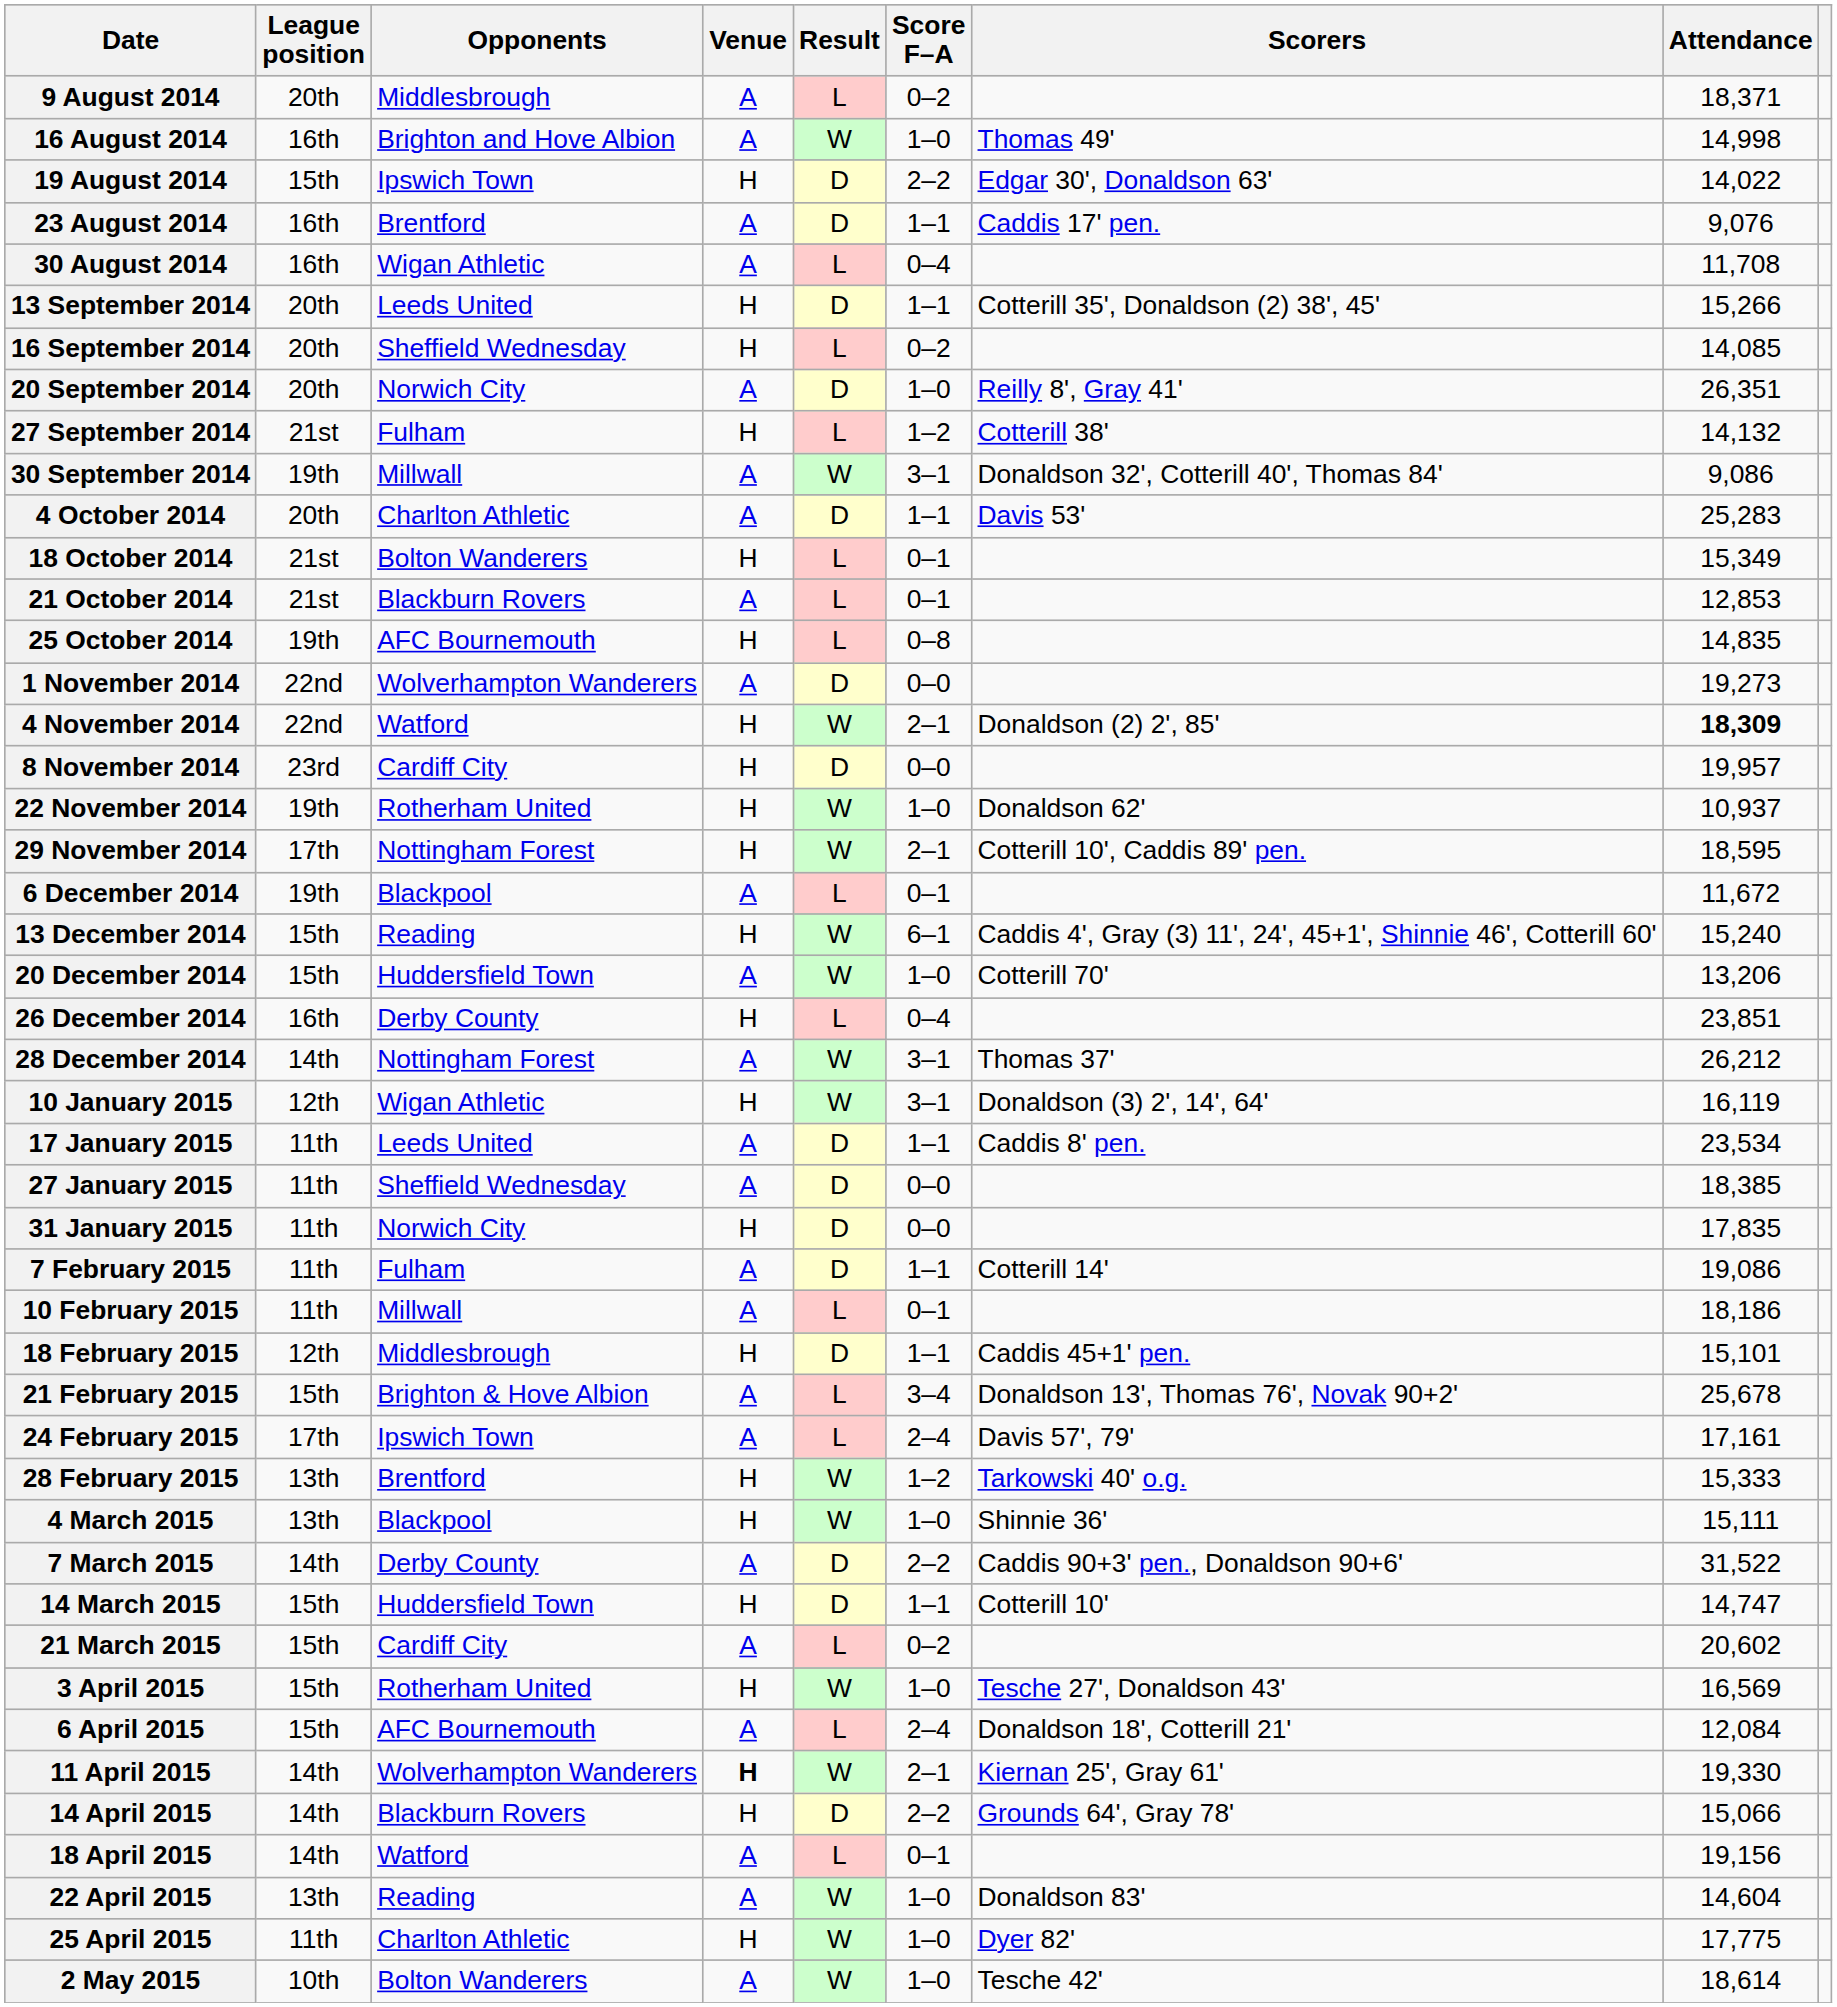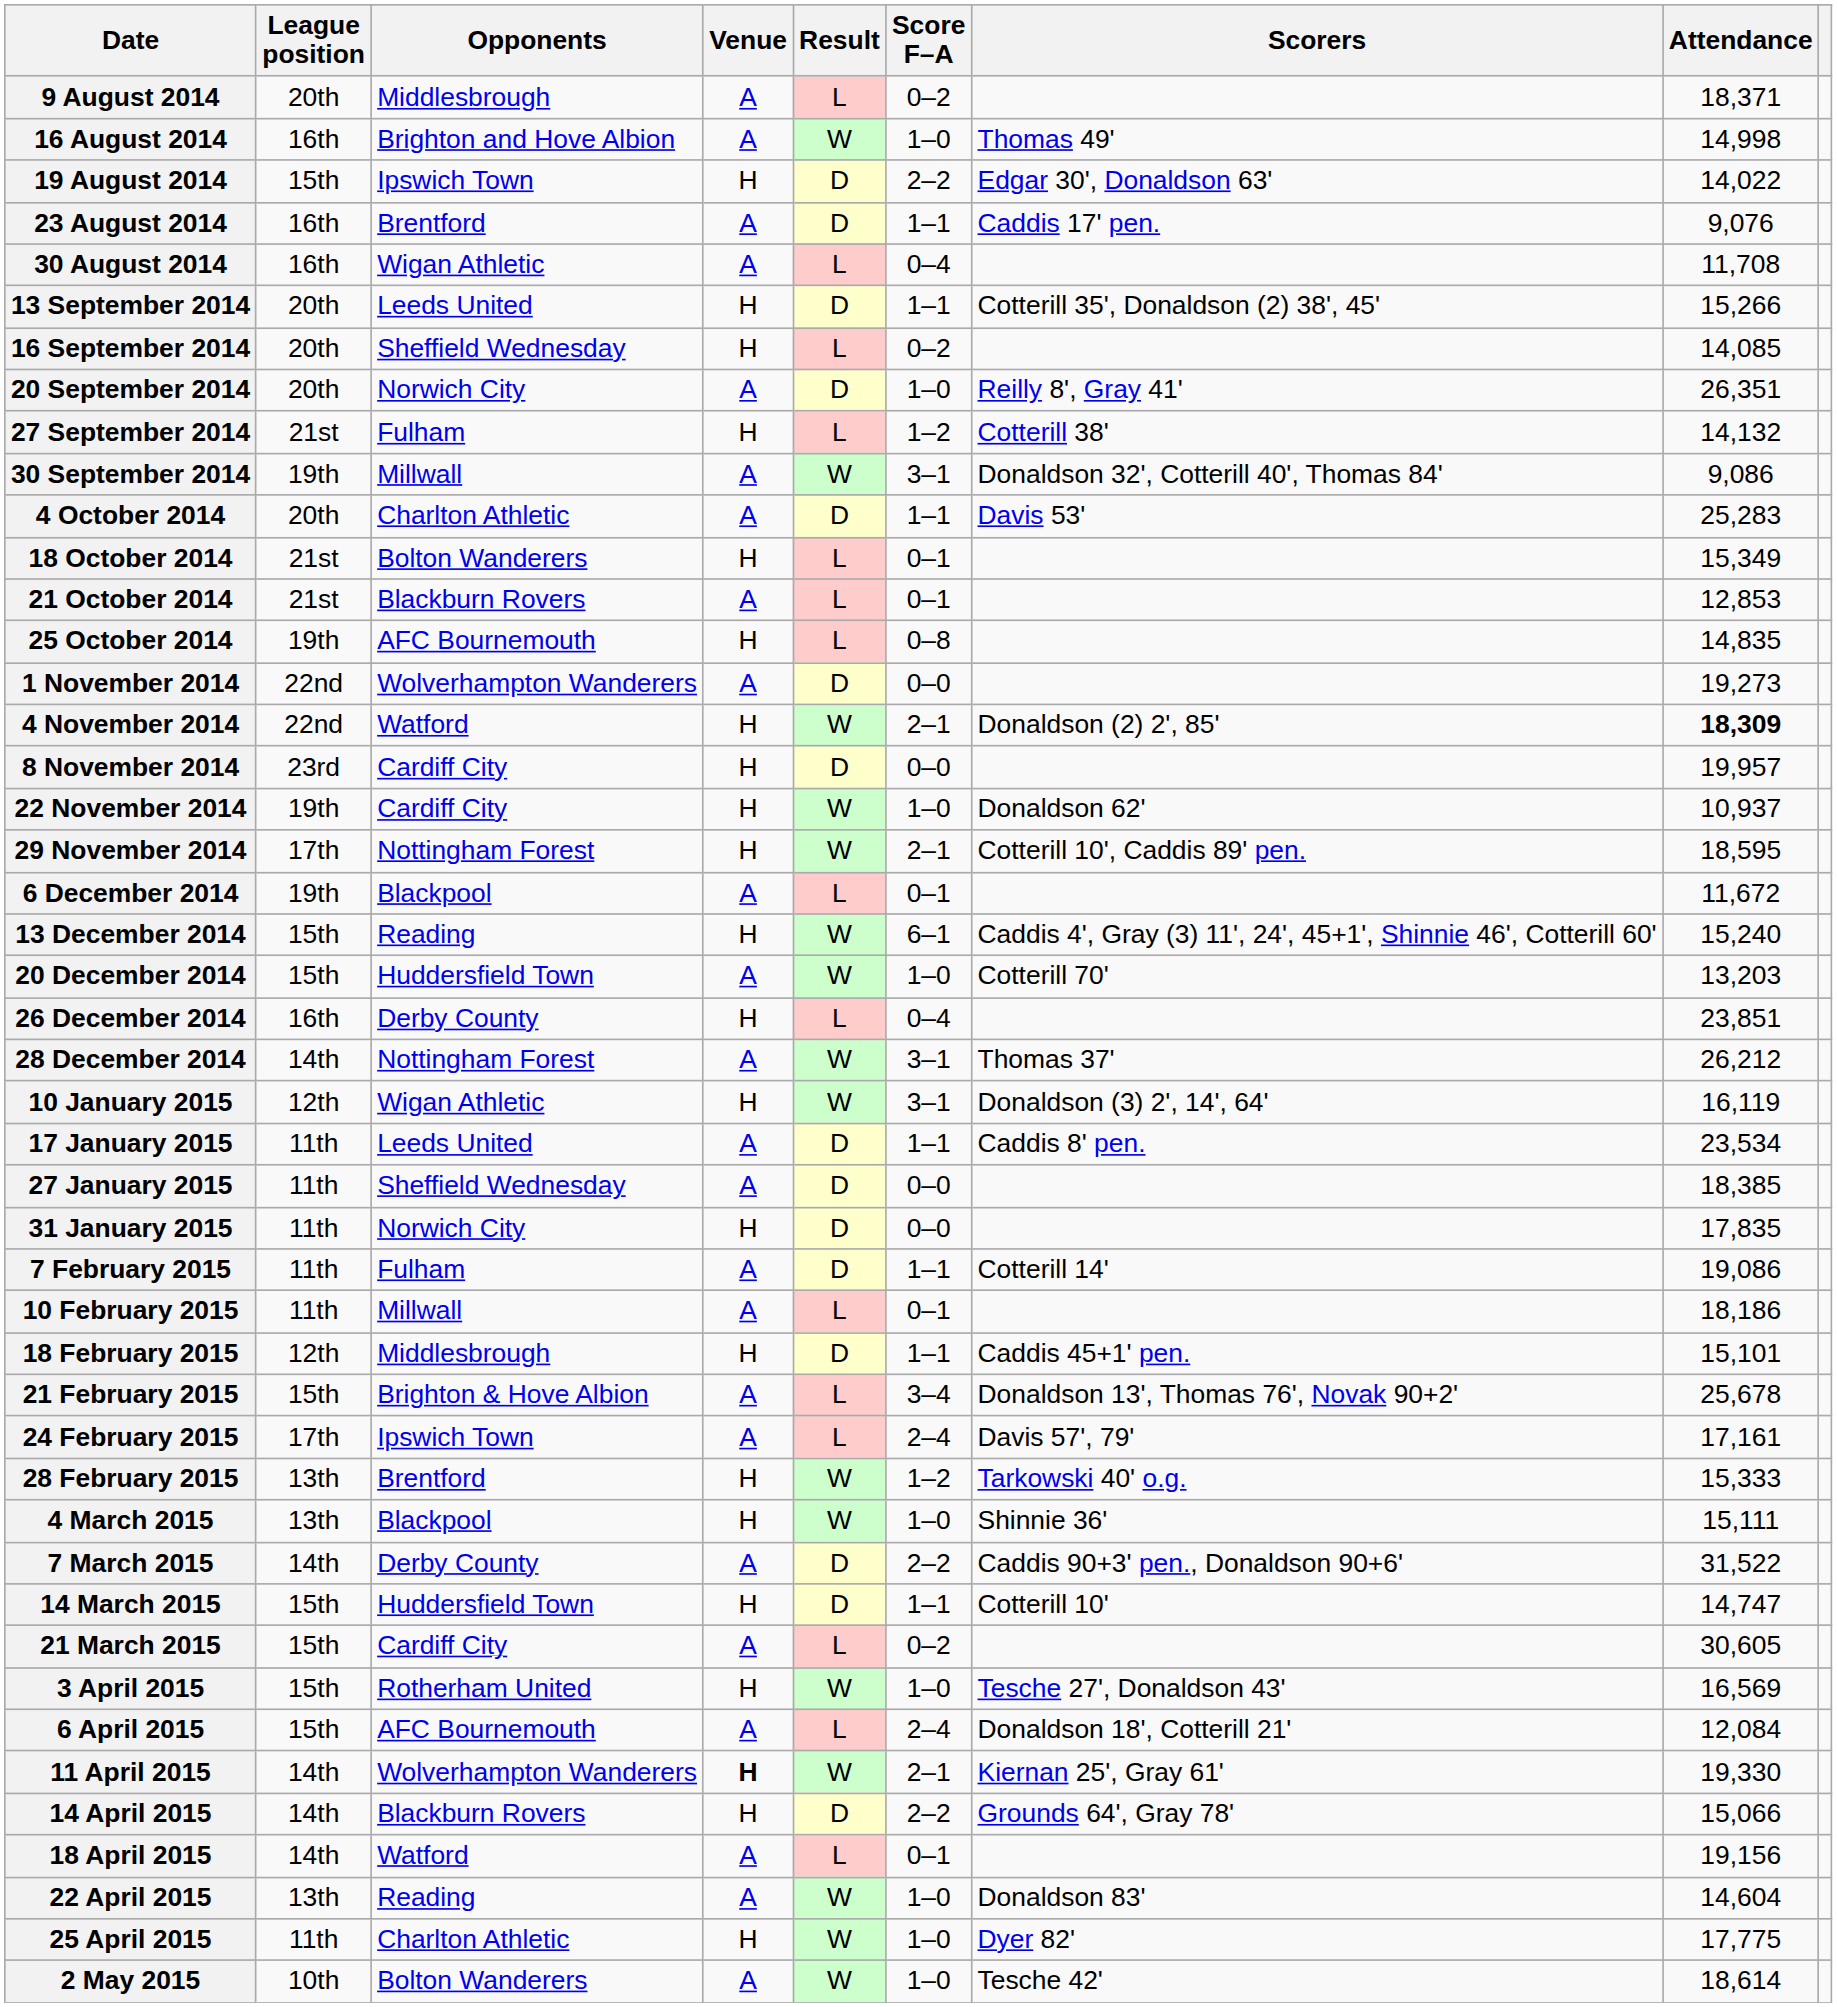(484, 808) Rotherham United -> (442, 808) Cardiff City
(1741, 976) 13,206 -> (1741, 976) 13,203
(1741, 1646) 20,602 -> (1741, 1646) 30,605
